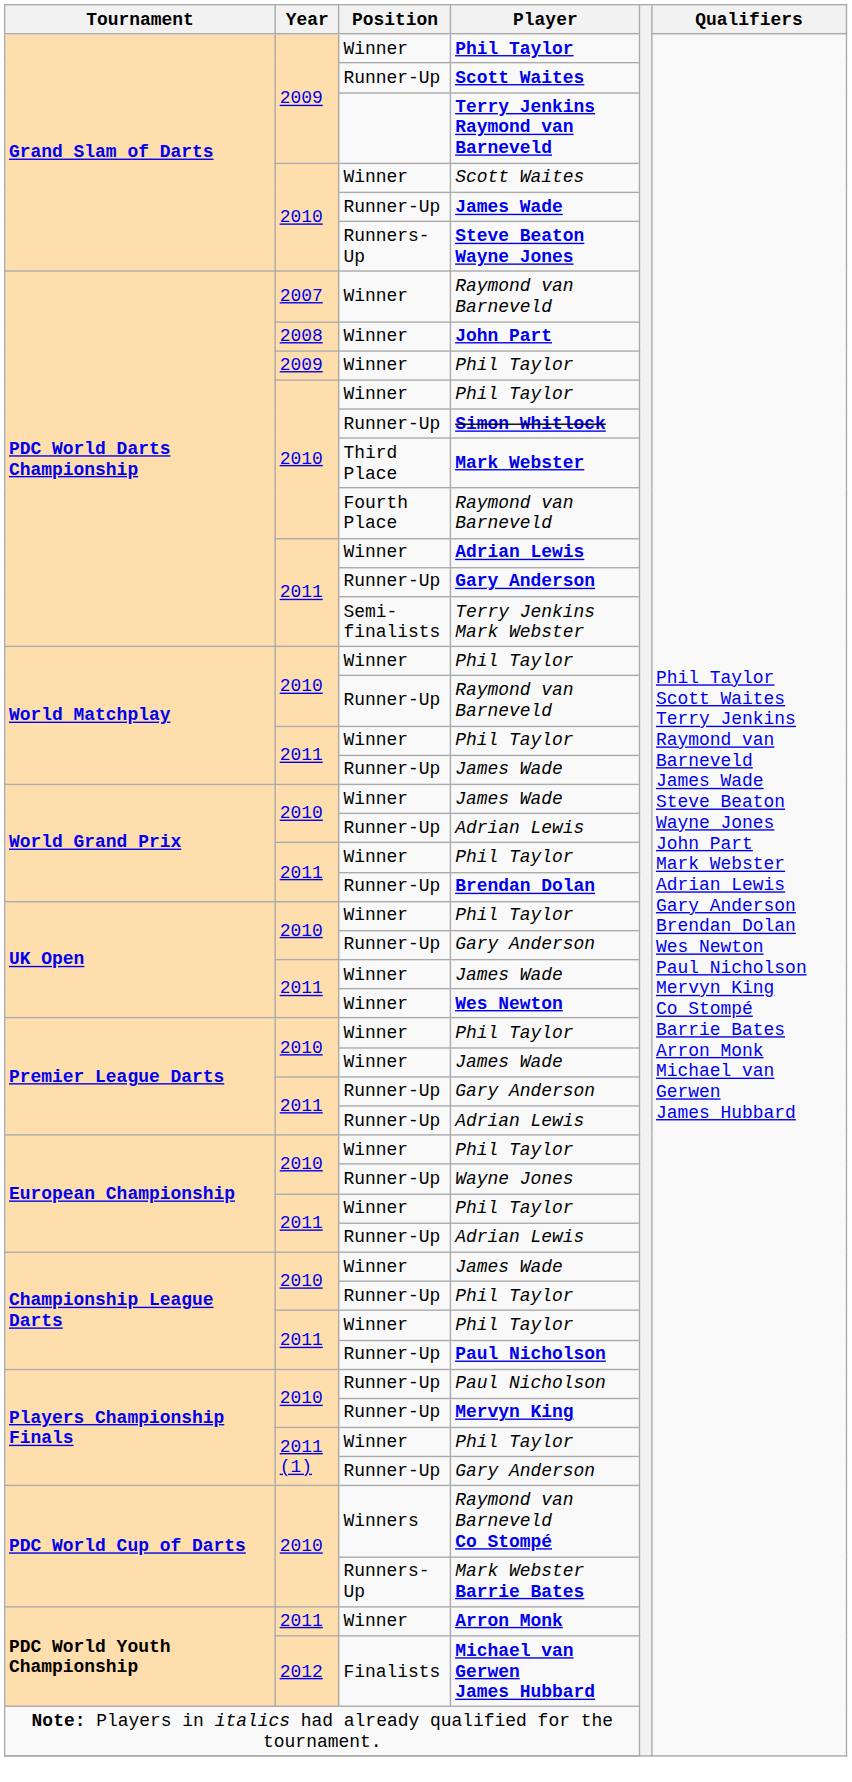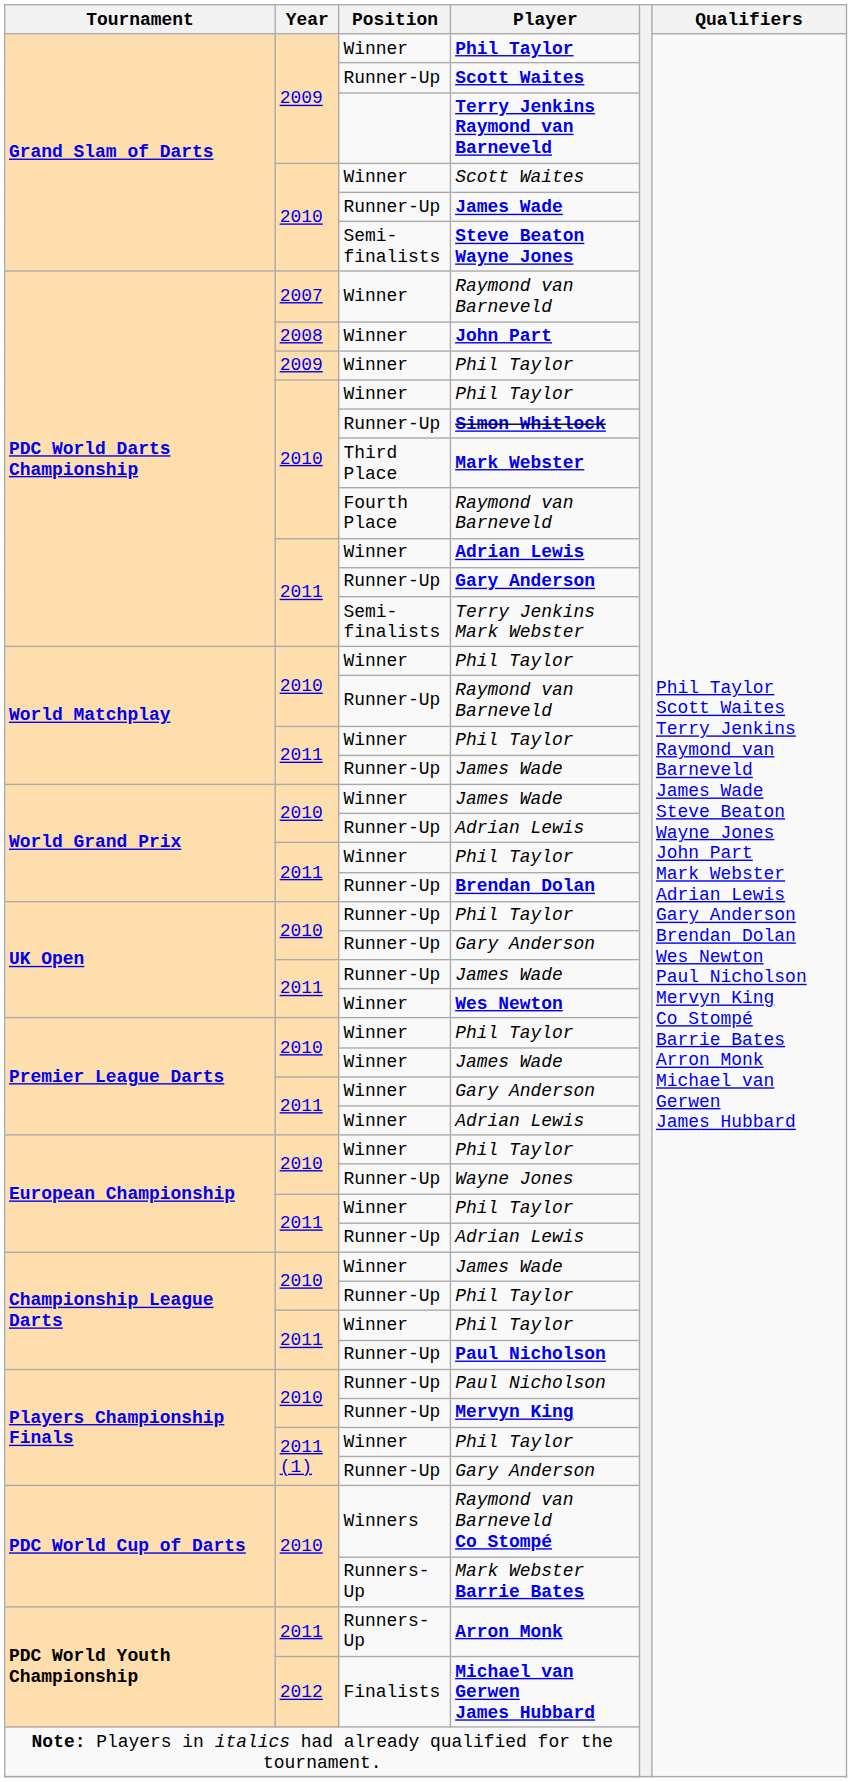(386, 246) Runners-Up -> (392, 246) Semi-finalists
(376, 916) Winner -> (392, 916) Runner-Up
(376, 974) Winner -> (392, 974) Runner-Up
(392, 1091) Runner-Up -> (376, 1091) Winner
(392, 1121) Runner-Up -> (376, 1121) Winner
(376, 1621) Winner -> (386, 1632) Runners-Up
